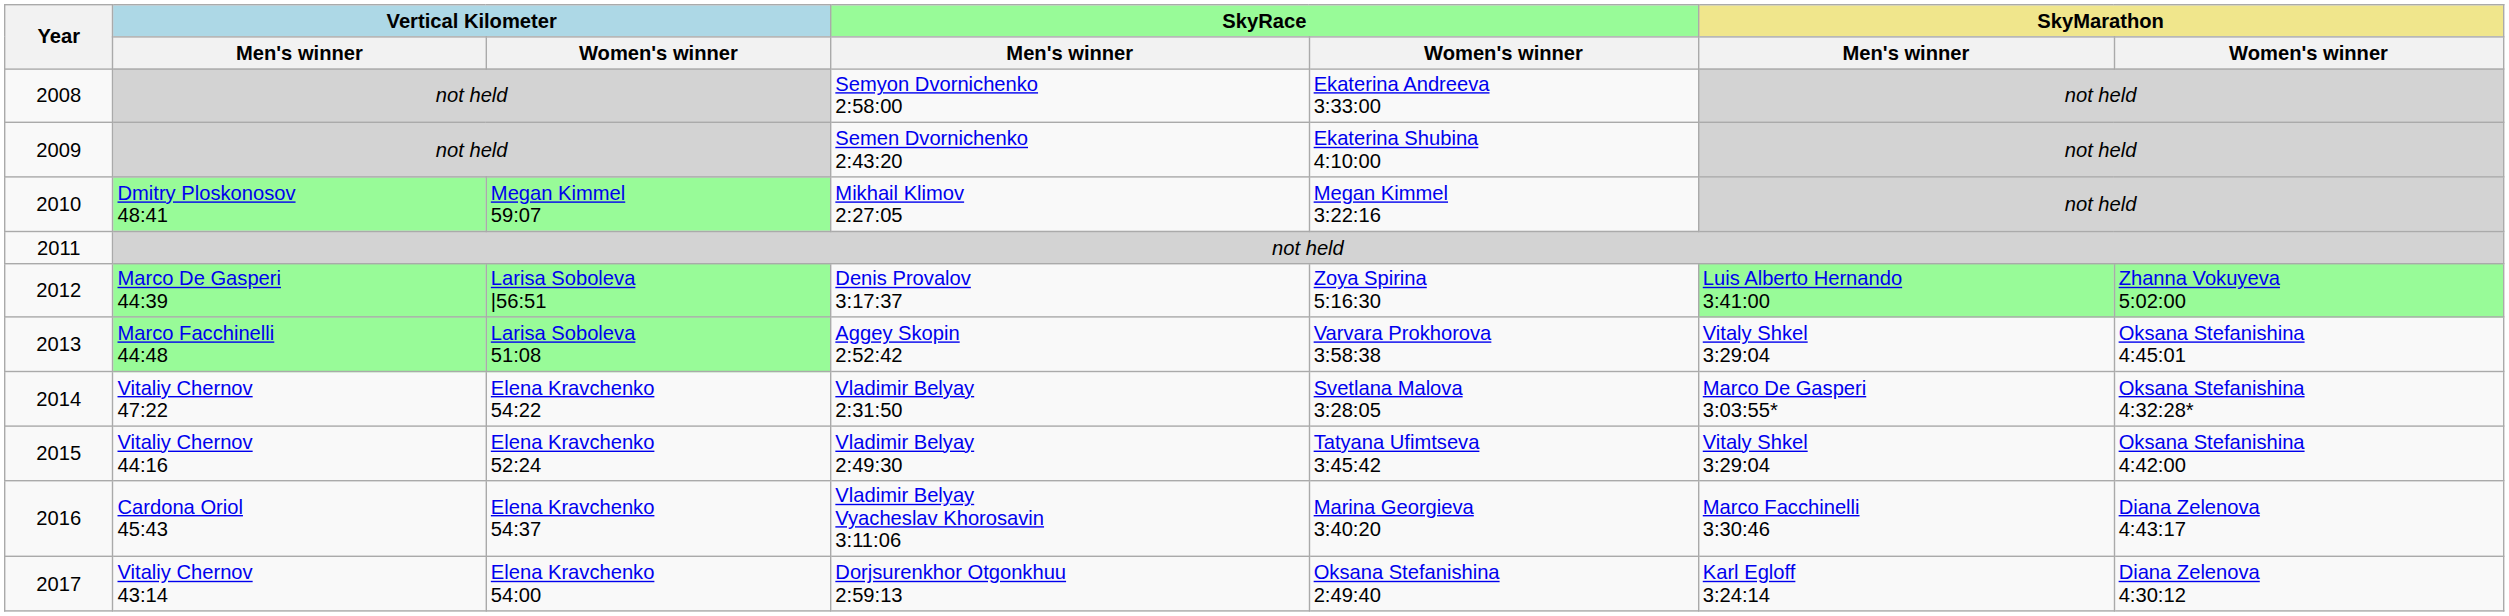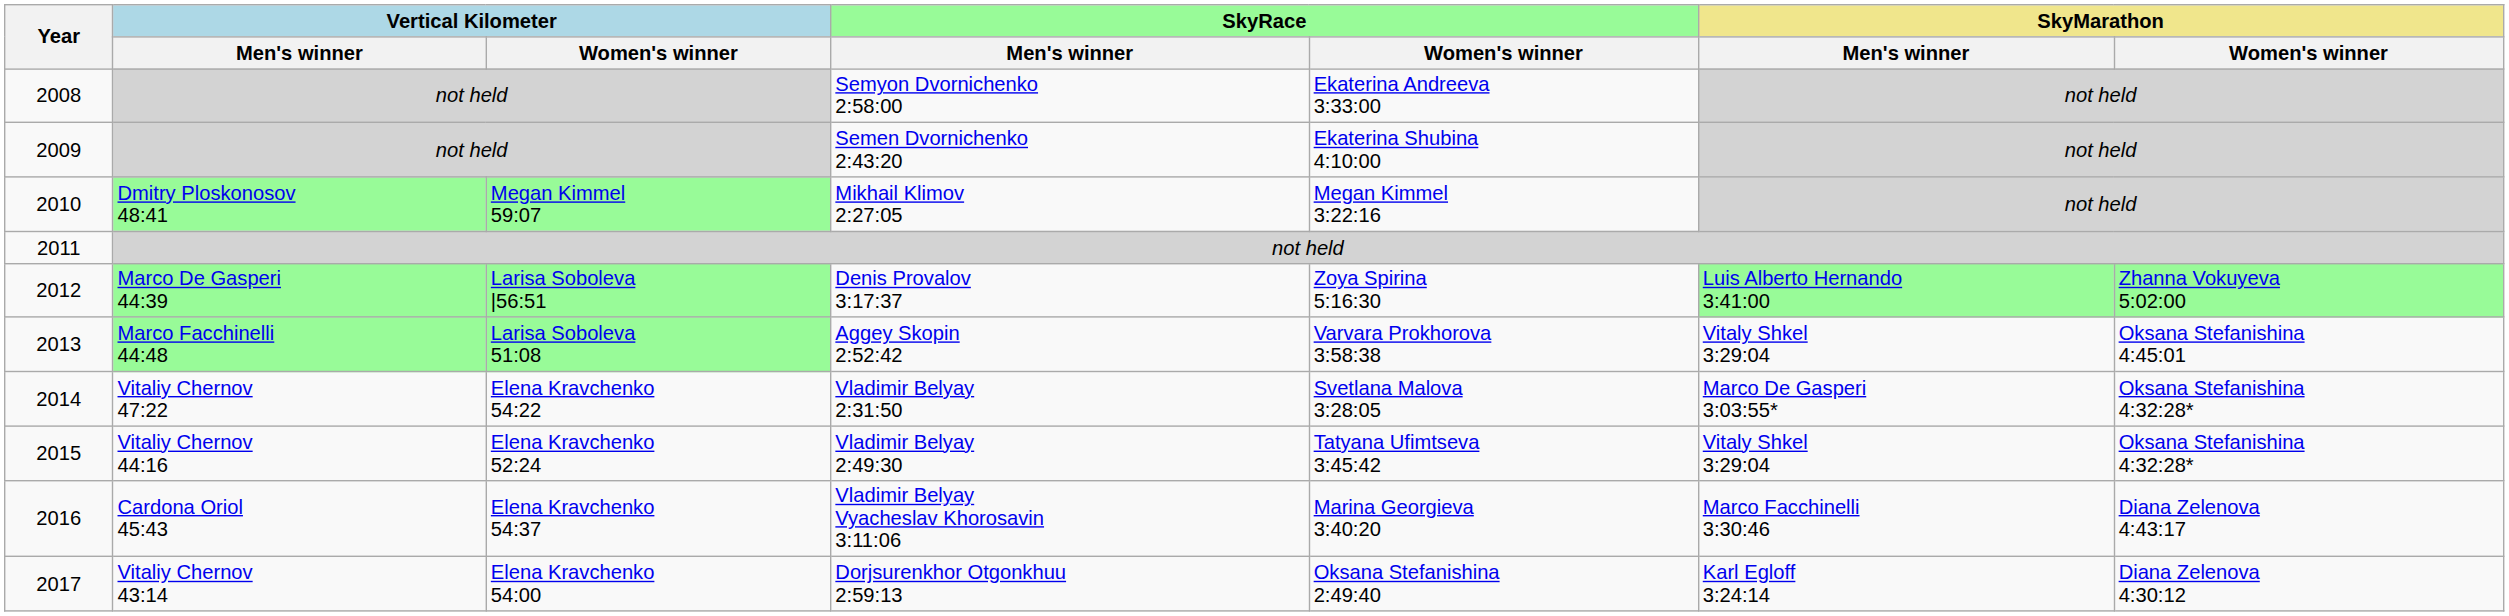(2212, 453) Oksana Stefanishina 4:42:00 -> (2212, 453) Oksana Stefanishina 4:32:28*
